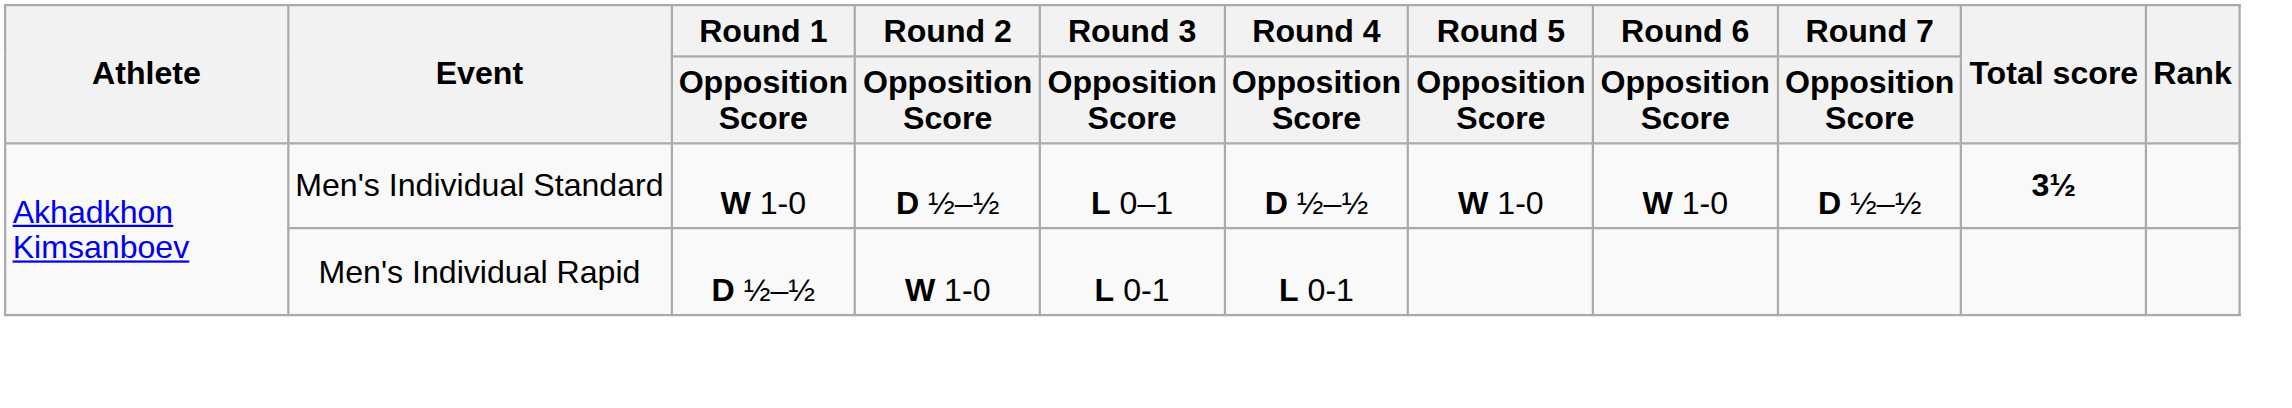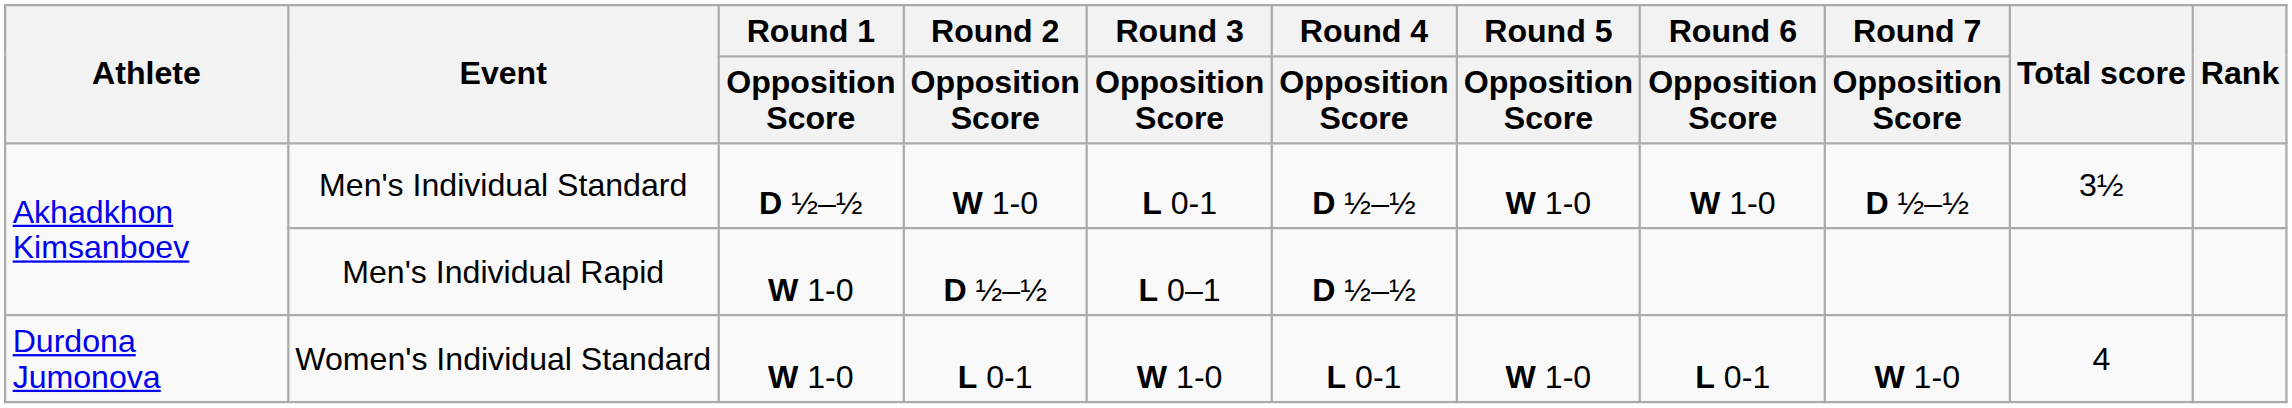(763, 204) W 1-0 -> (811, 204) D ½–½
(948, 204) D ½–½ -> (995, 204) W 1-0
(1132, 204) L 0–1 -> (1180, 204) L 0-1
(2054, 186) bold -> (2101, 186) normal
(763, 290) D ½–½ -> (811, 290) W 1-0
(948, 290) W 1-0 -> (995, 290) D ½–½
(1132, 290) L 0-1 -> (1180, 290) L 0–1
(1316, 290) L 0-1 -> (1364, 290) D ½–½
+ row: (503, 359)
